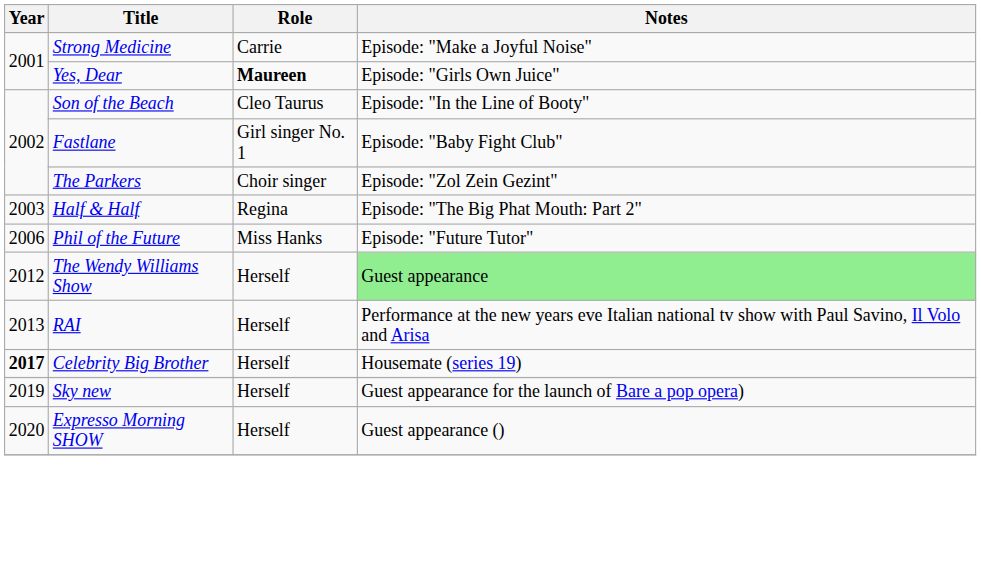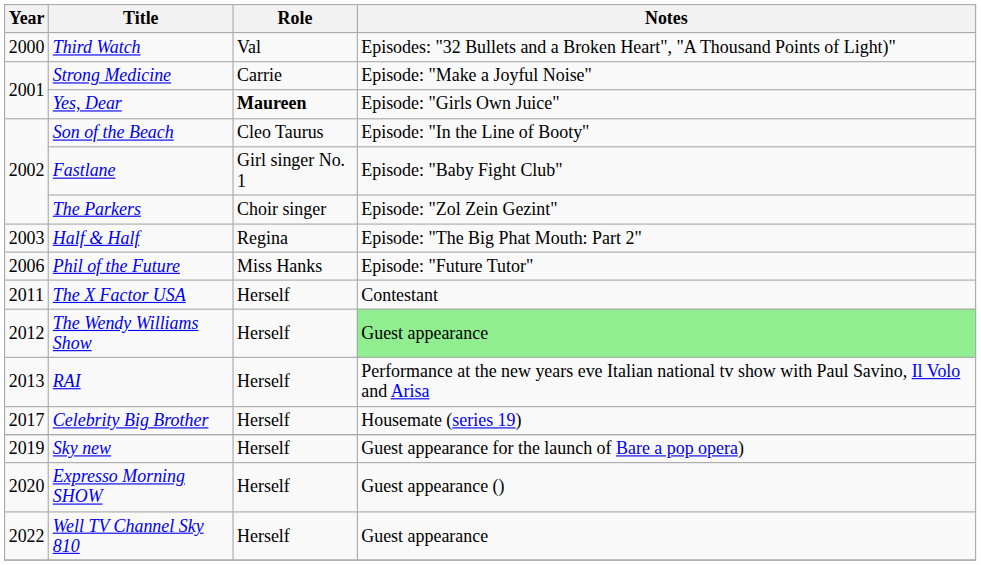+ row: (97, 47)
+ row: (119, 294)
(27, 363) bold -> (27, 420) normal
+ row: (128, 535)
